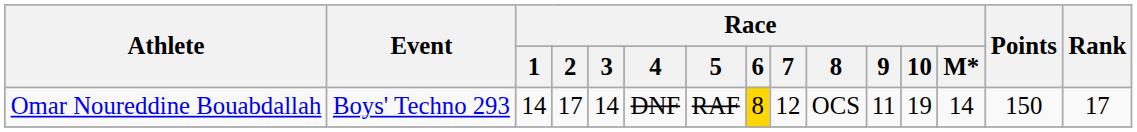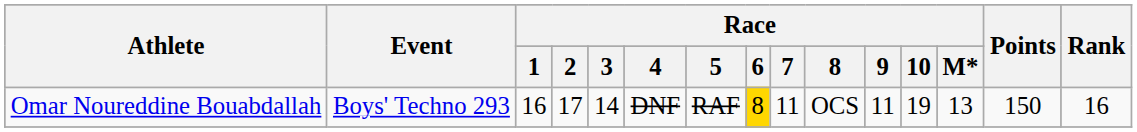(534, 107) 14 -> (534, 107) 16
(788, 107) 12 -> (787, 107) 11
(961, 107) 14 -> (960, 107) 13
(1097, 107) 17 -> (1096, 107) 16
